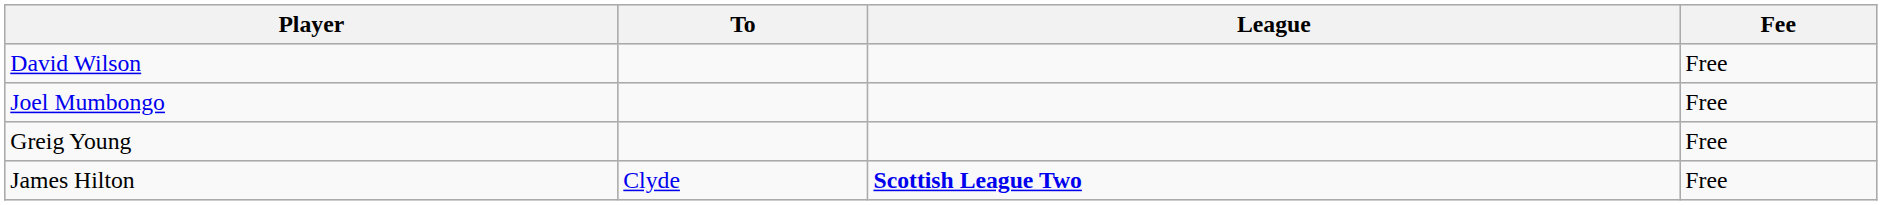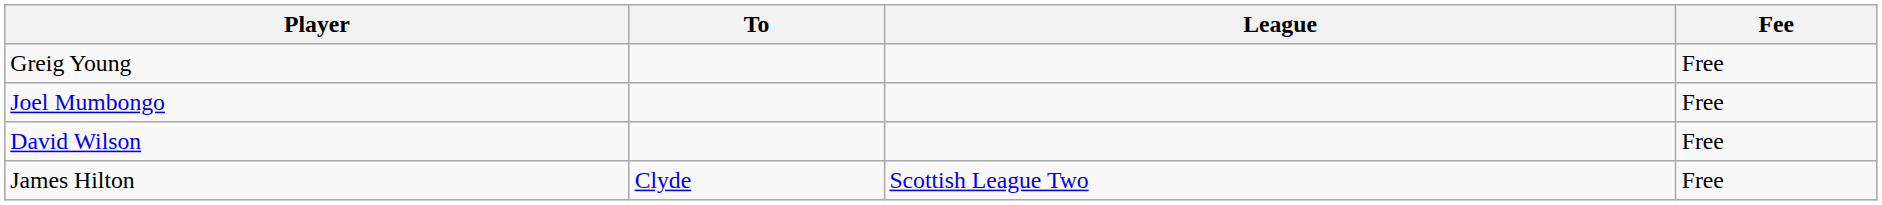rows swapped: (76, 63) <-> (71, 141)
(978, 180) bold -> (989, 180) normal
